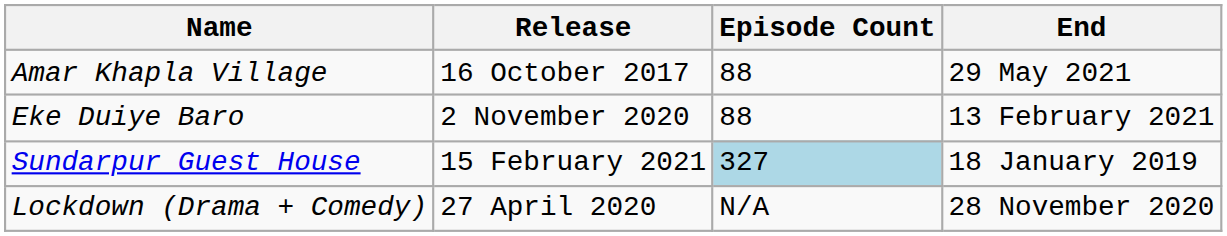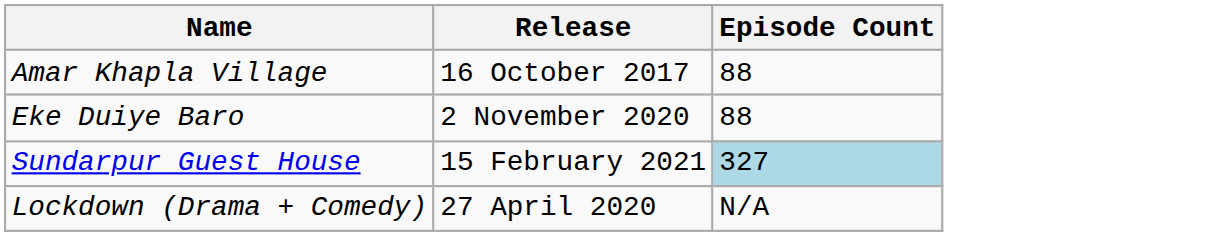- column: (1081, 28)
